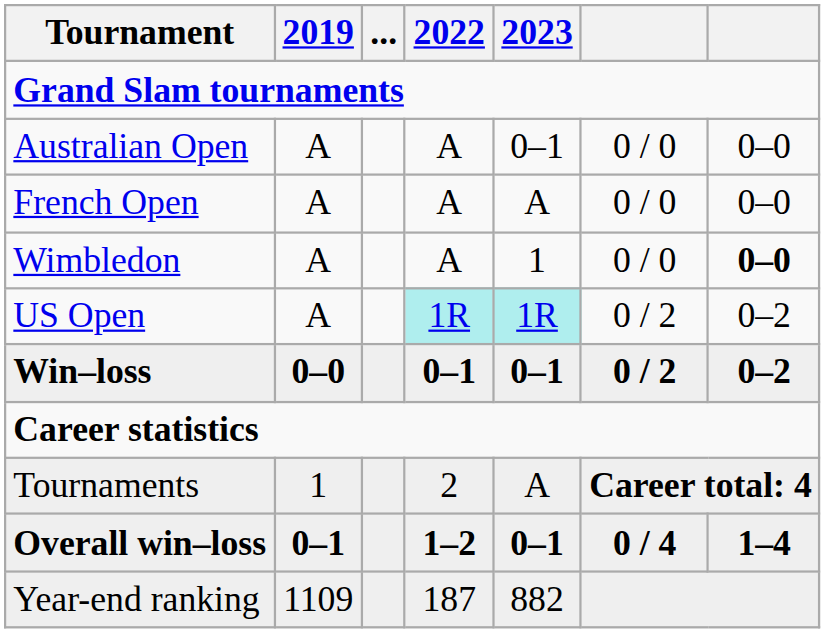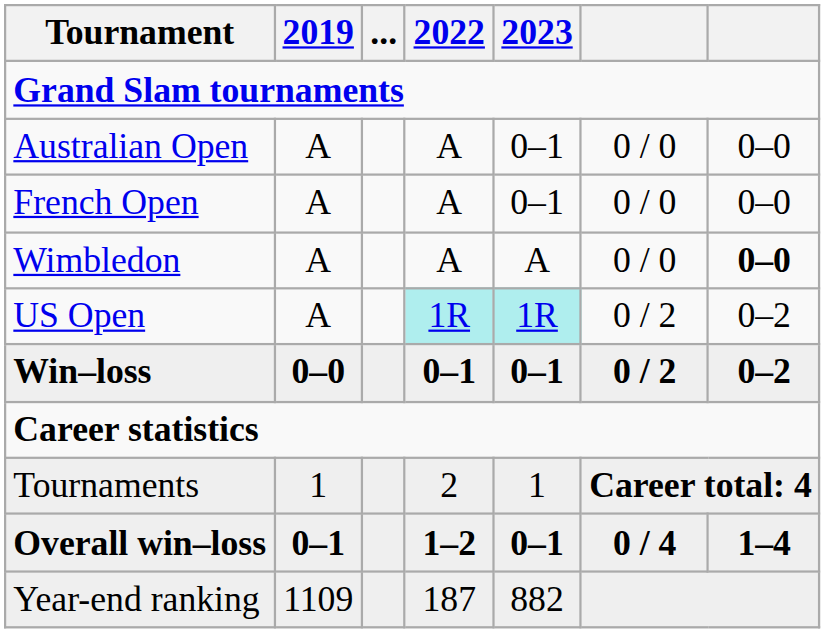(537, 202) A -> (537, 202) 0–1
(537, 259) 1 -> (537, 259) A
(537, 485) A -> (537, 485) 1
